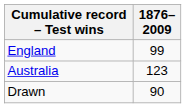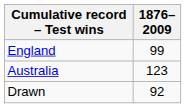(157, 92) 90 -> (157, 92) 92
